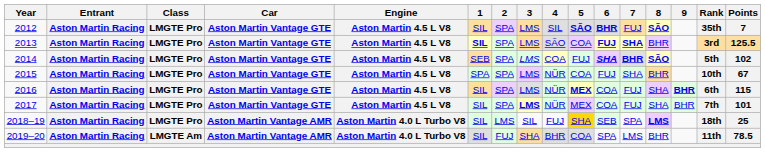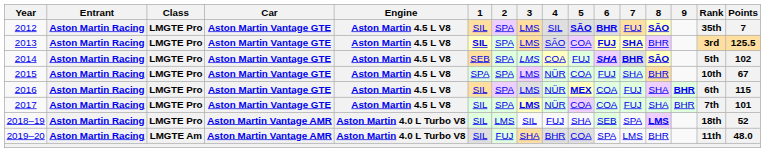(581, 104) MEX -> (581, 104) COA
(581, 120) gold background -> (581, 120) no background
(743, 120) 25 -> (743, 120) 52
(743, 135) 78.5 -> (743, 135) 48.0
